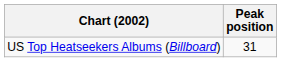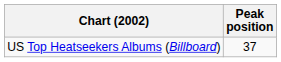(250, 47) 31 -> (250, 47) 37
